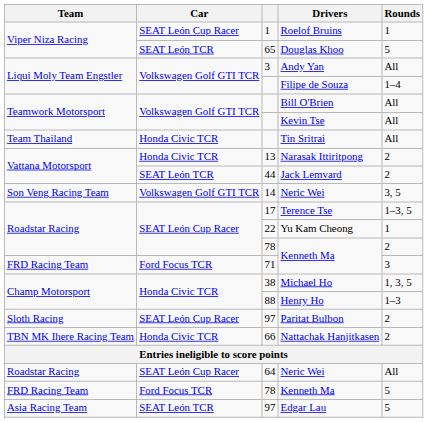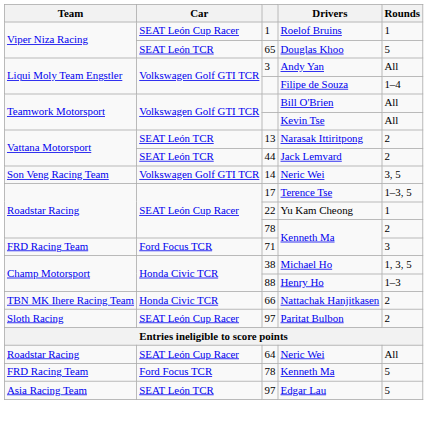- row: (270, 139)
(179, 156) Honda Civic TCR -> (176, 138) SEAT León TCR
rows swapped: (270, 336) <-> (270, 318)
